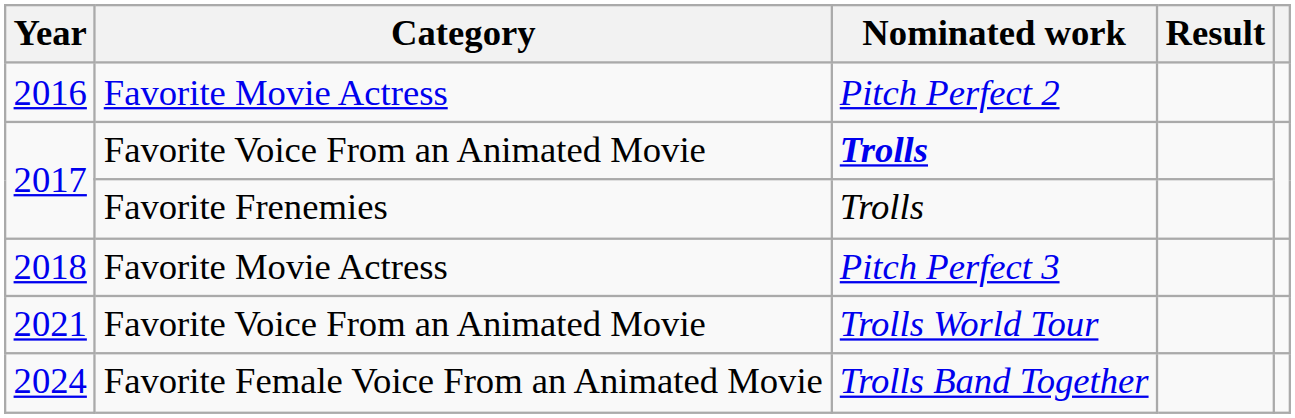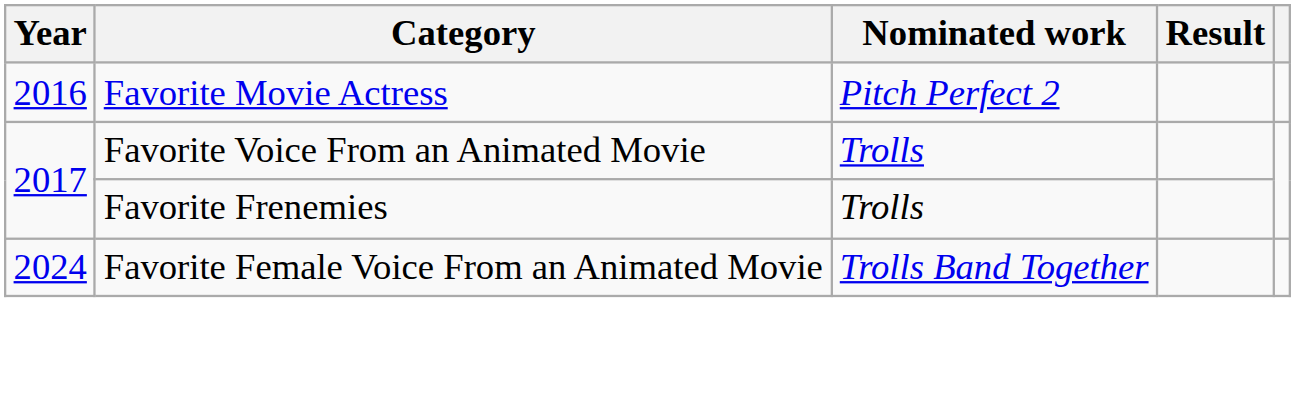(884, 149) bold -> (882, 149) normal
- row: (50, 265)
- row: (50, 324)
